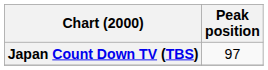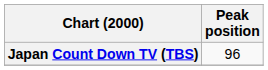(232, 53) 97 -> (232, 53) 96
